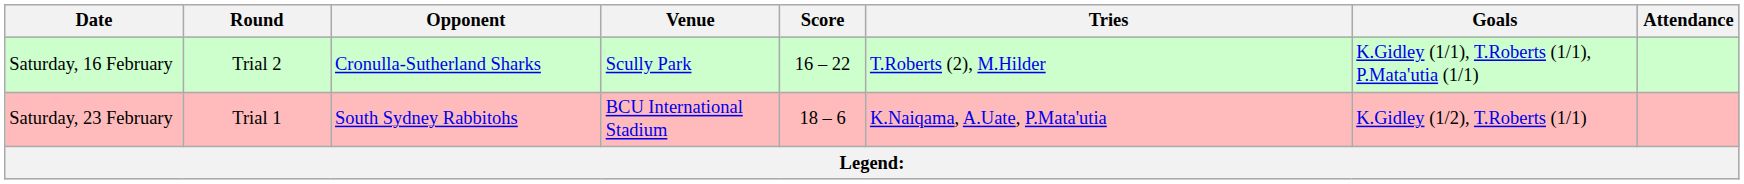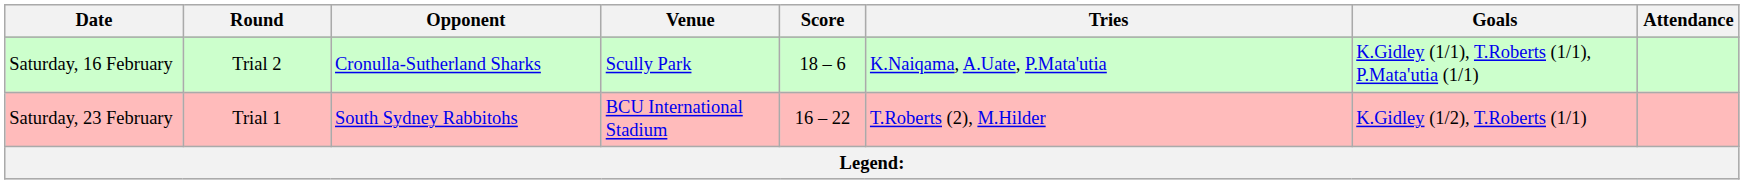(823, 64) 16 – 22 -> (823, 64) 18 – 6
(958, 64) T.Roberts (2), M.Hilder -> (988, 64) K.Naiqama, A.Uate, P.Mata'utia
(823, 119) 18 – 6 -> (823, 119) 16 – 22
(988, 119) K.Naiqama, A.Uate, P.Mata'utia -> (958, 119) T.Roberts (2), M.Hilder
